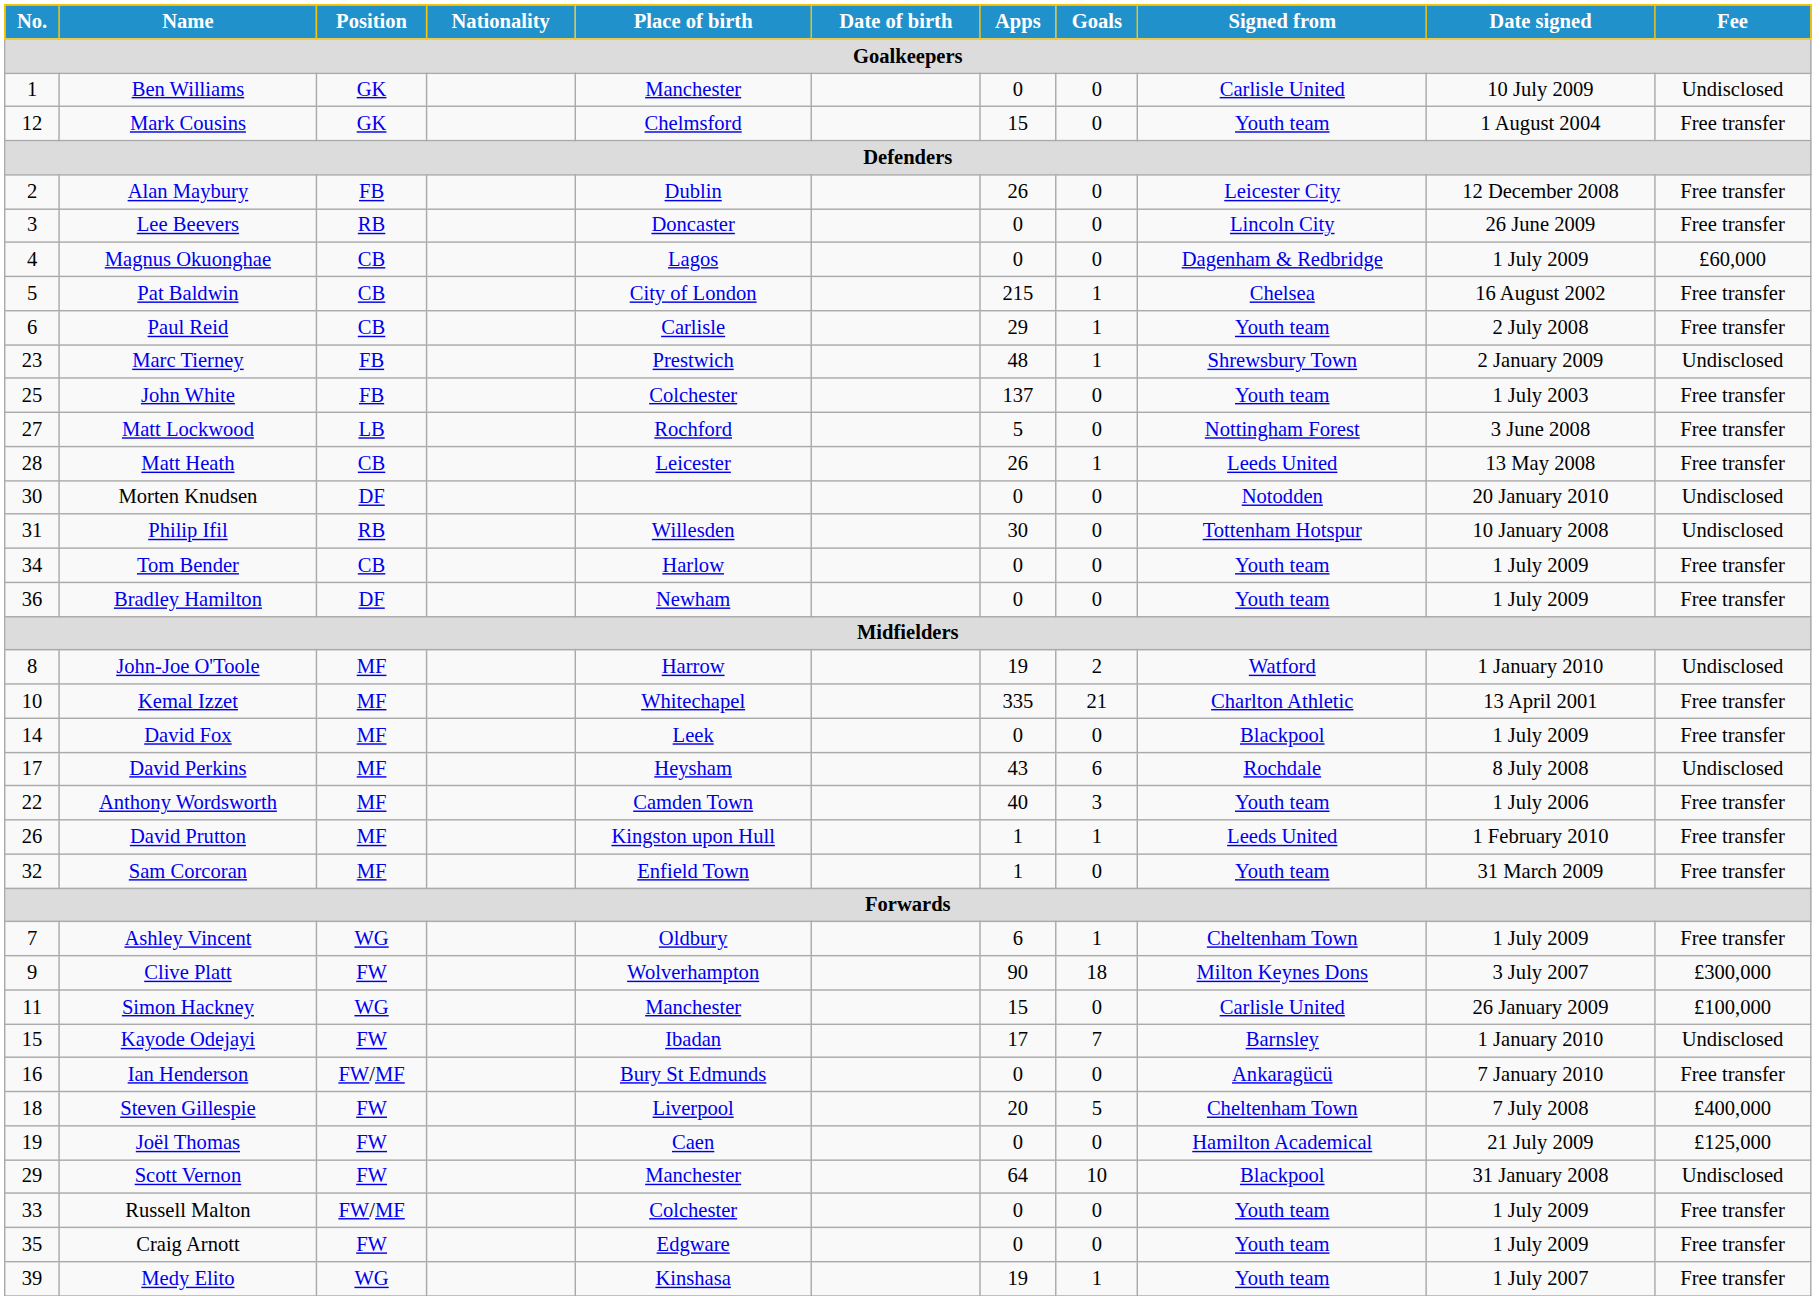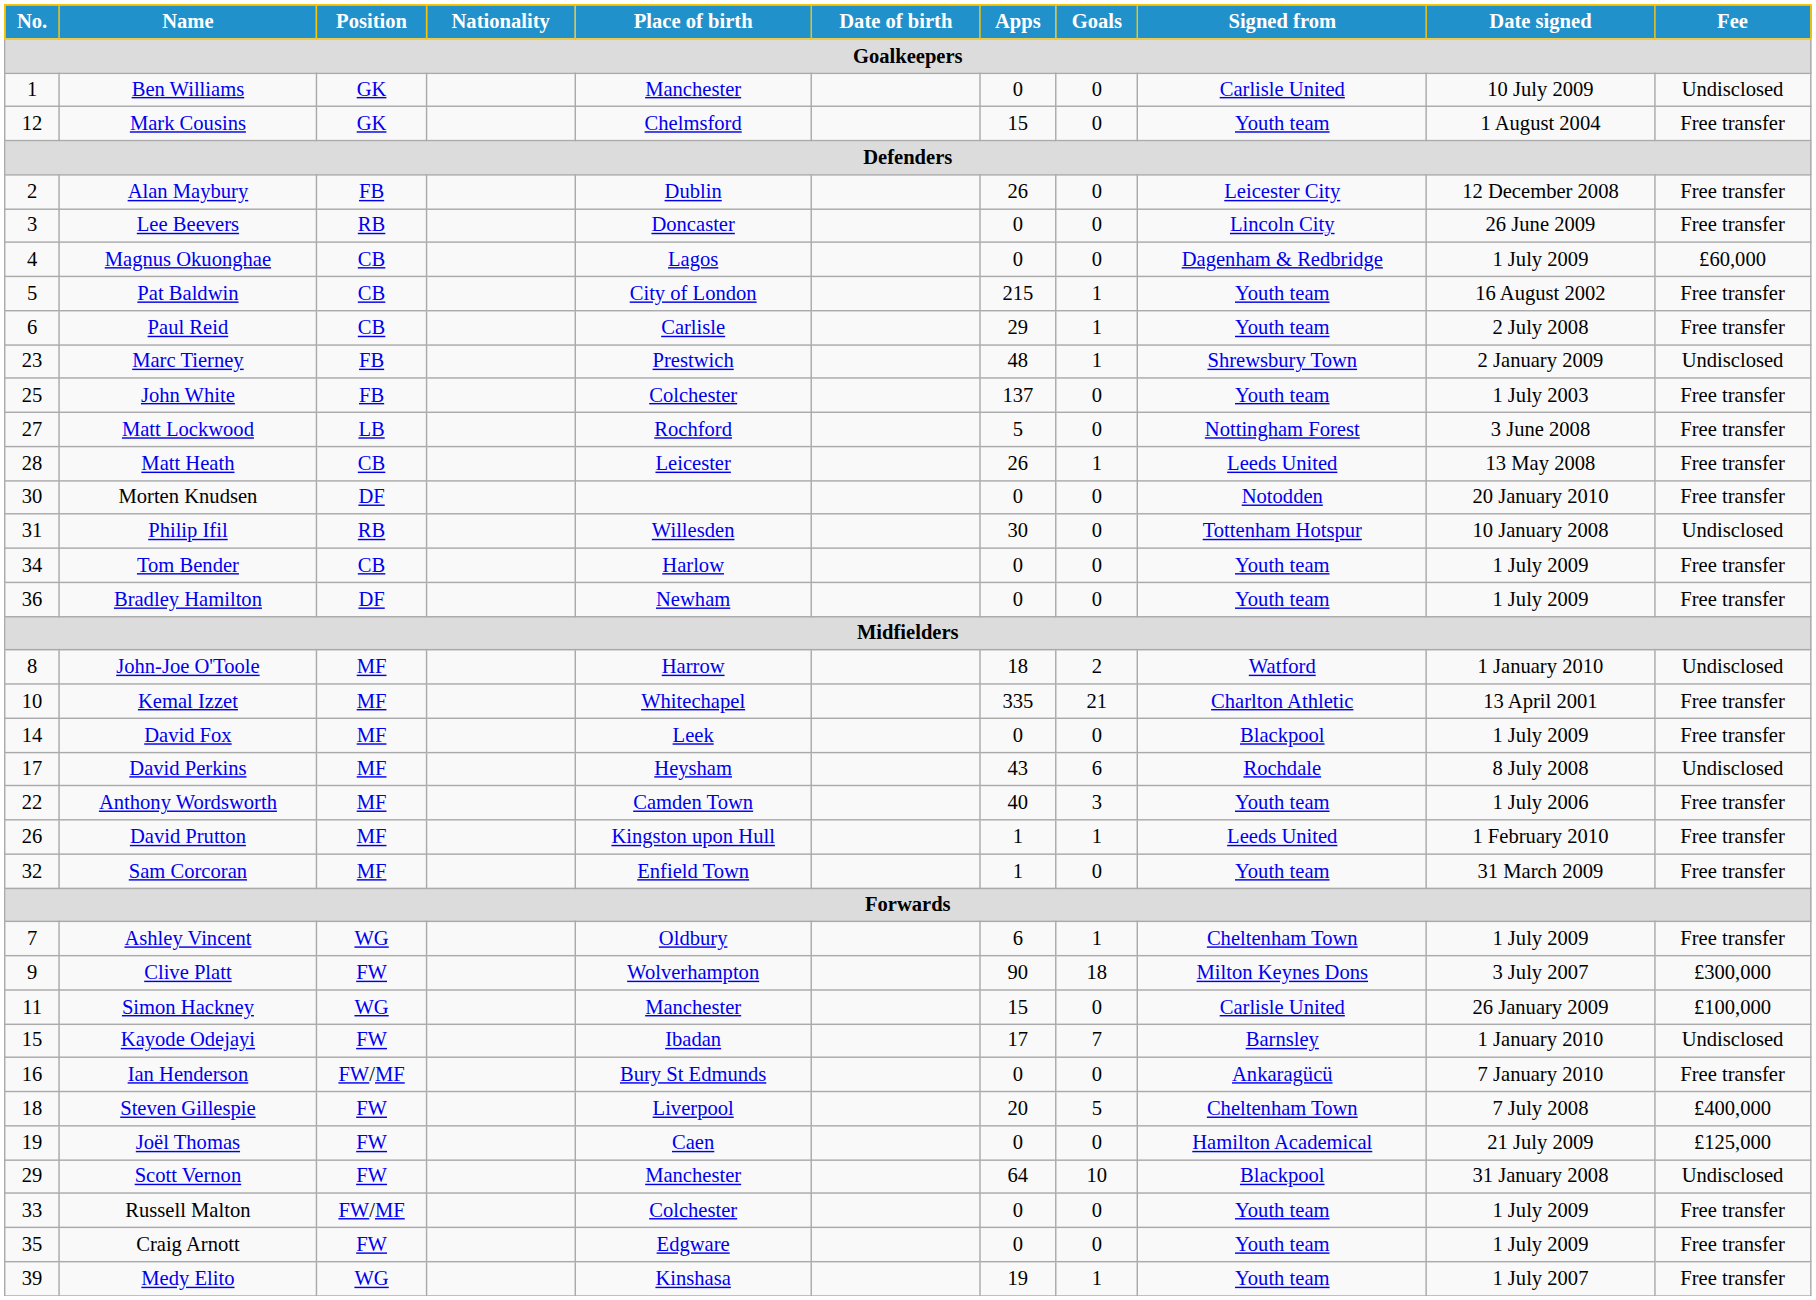(1282, 293) Chelsea -> (1282, 293) Youth team
(1733, 497) Undisclosed -> (1733, 497) Free transfer
(1018, 667) 19 -> (1018, 667) 18
